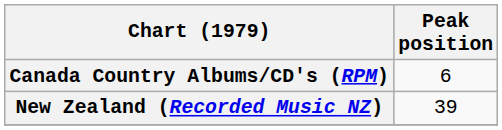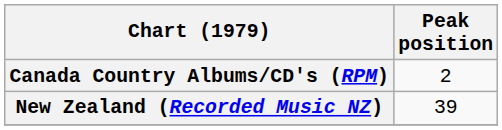(446, 76) 6 -> (446, 76) 2
